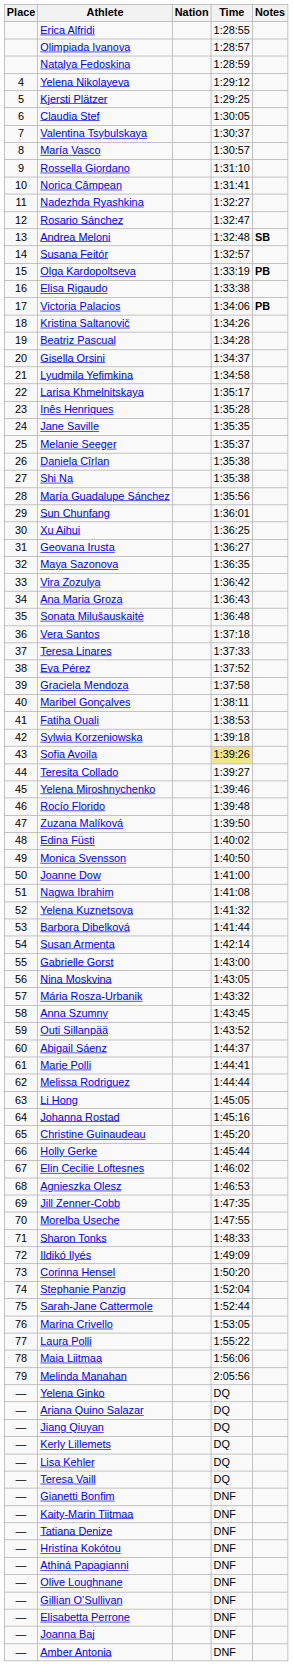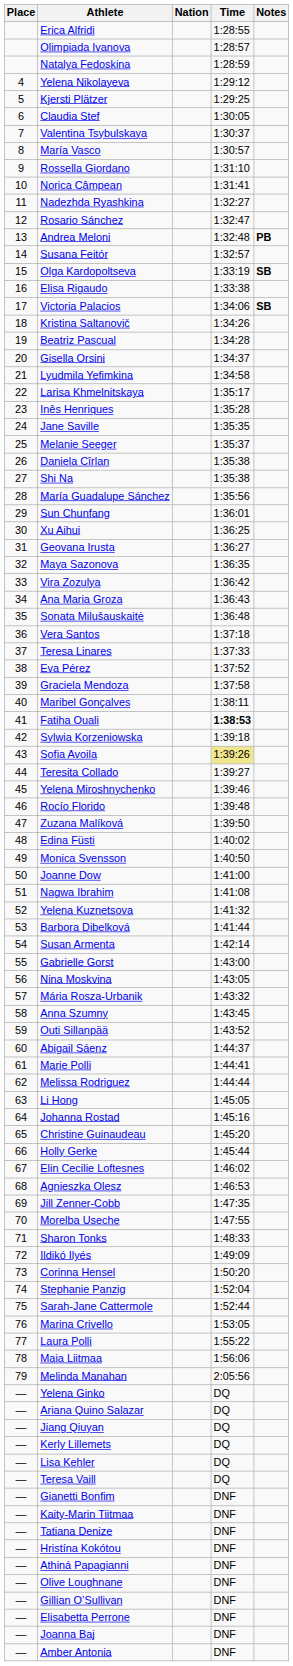(262, 237) SB -> (264, 237) PB
(262, 271) PB -> (264, 271) SB
(262, 306) PB -> (264, 306) SB
(232, 720) normal -> (232, 720) bold
